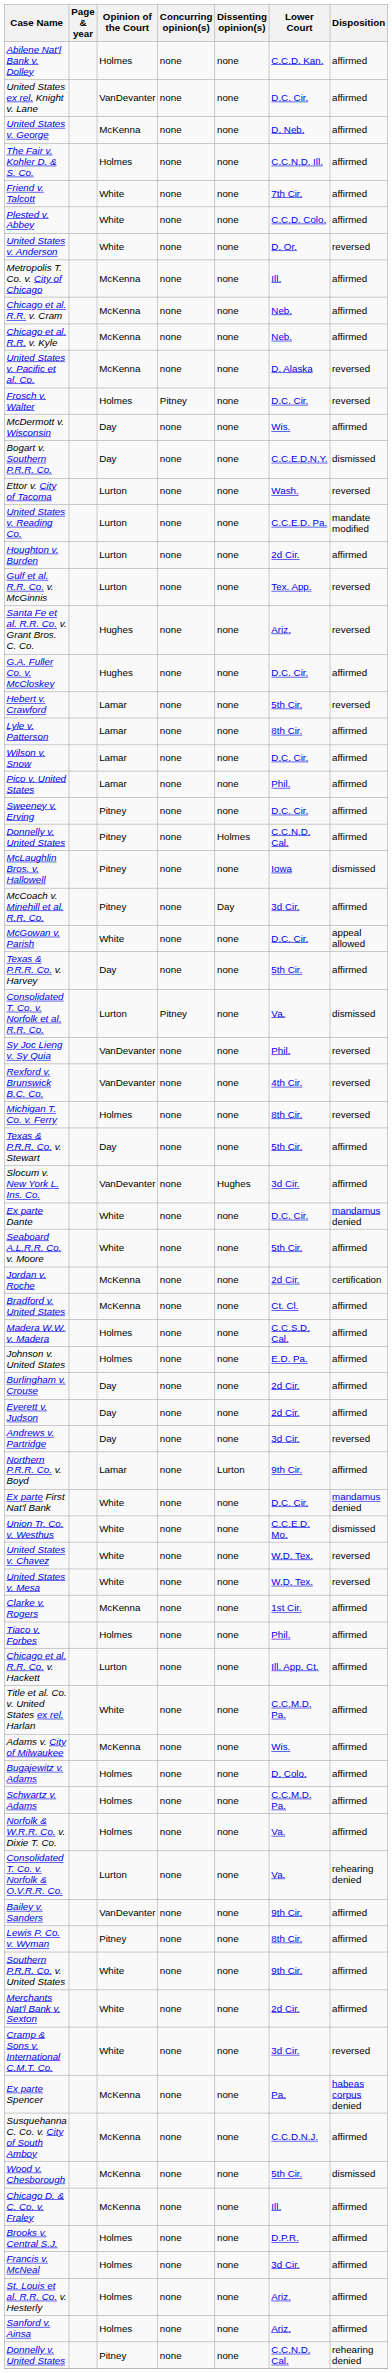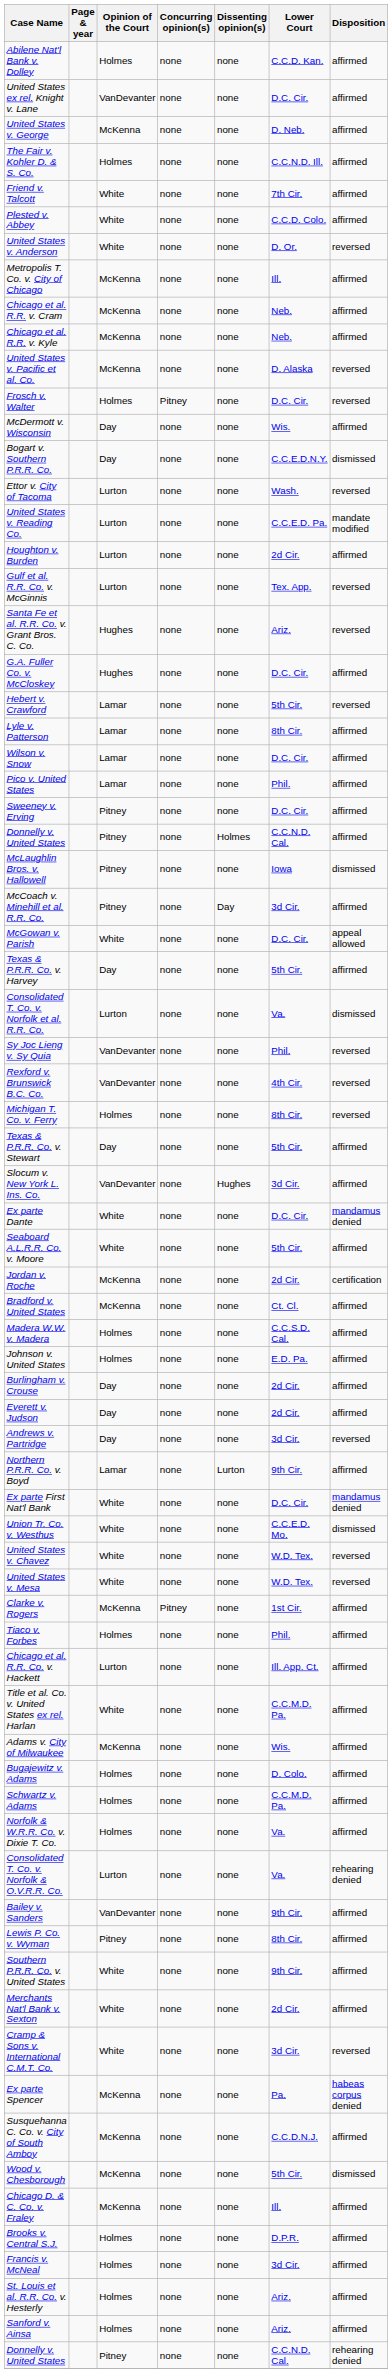(173, 1013) Pitney -> (171, 1013) none
(171, 1608) none -> (173, 1608) Pitney
